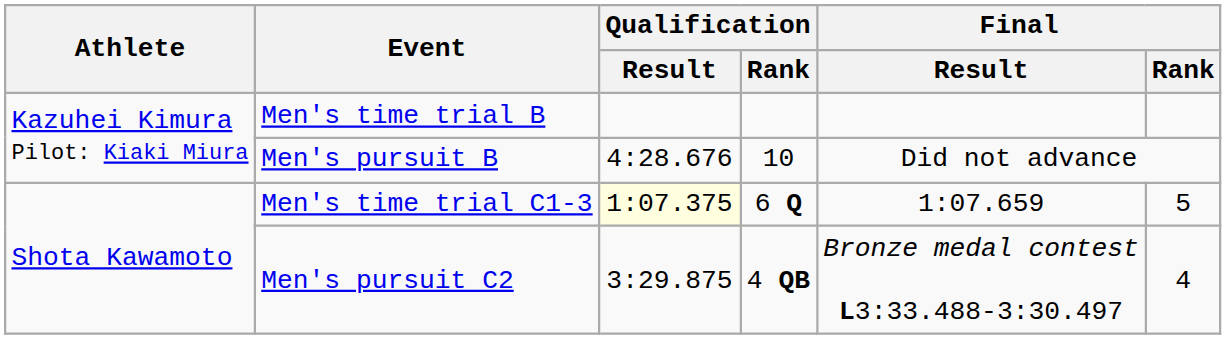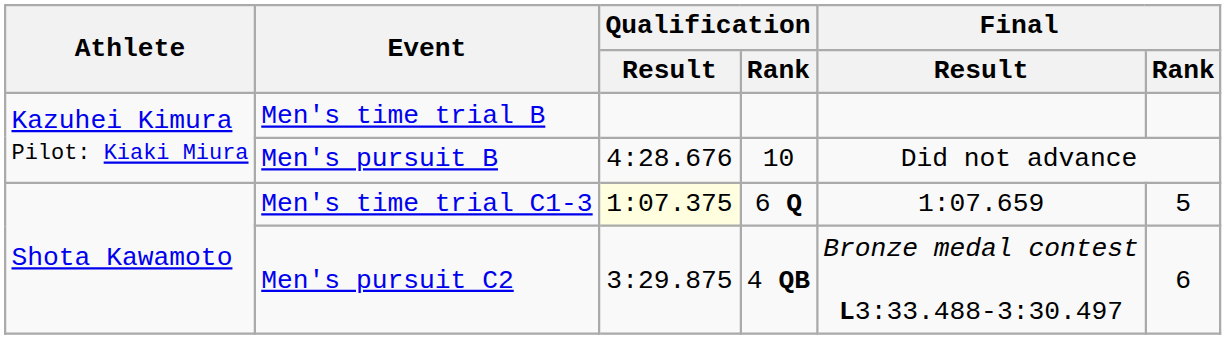(1183, 280) 4 -> (1183, 280) 6
